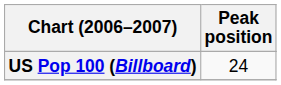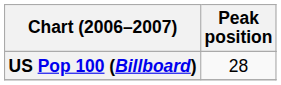(239, 65) 24 -> (239, 65) 28
